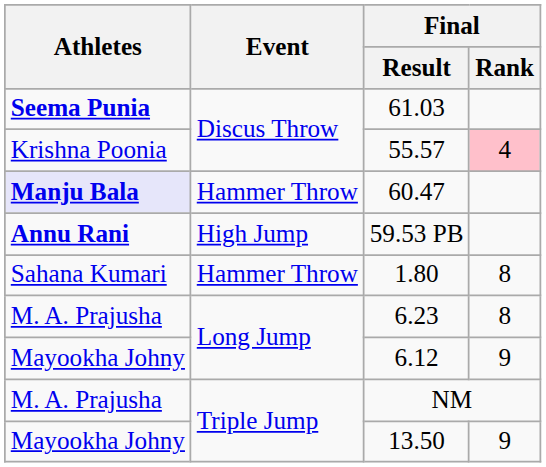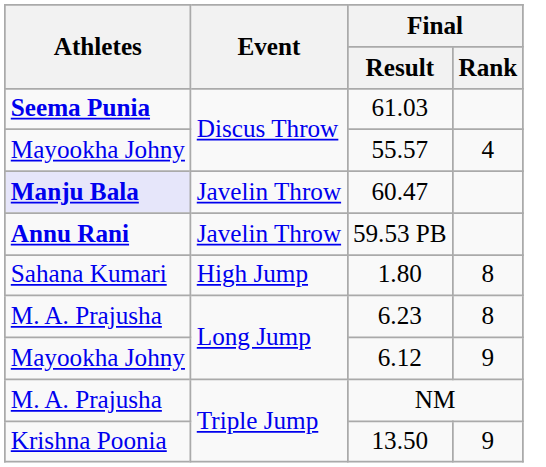(89, 150) Krishna Poonia -> (98, 150) Mayookha Johny
(505, 150) pink background -> (488, 150) no background
(277, 191) Hammer Throw -> (269, 191) Javelin Throw
(252, 233) High Jump -> (269, 233) Javelin Throw
(277, 275) Hammer Throw -> (252, 275) High Jump
(98, 441) Mayookha Johny -> (89, 441) Krishna Poonia
